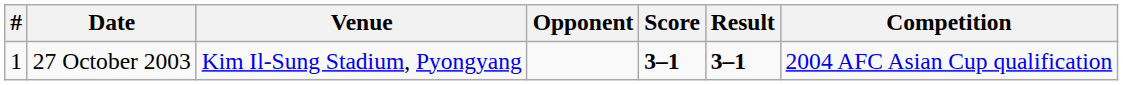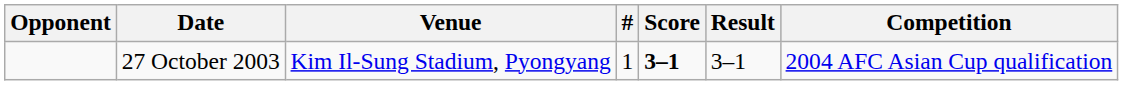columns swapped: (16, 23) <-> (583, 23)
(728, 60) bold -> (728, 60) normal
